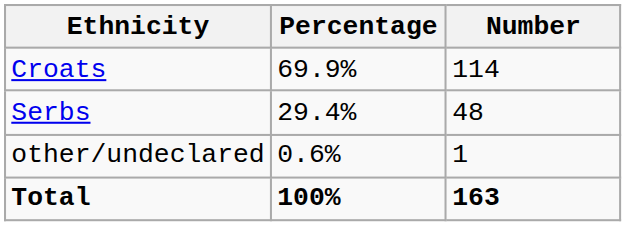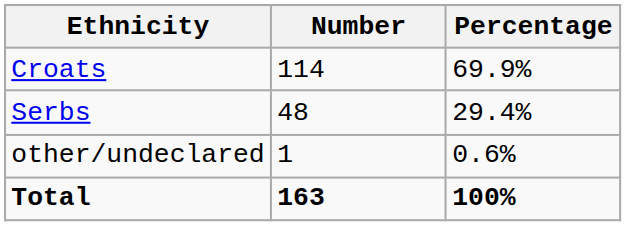columns swapped: (533, 27) <-> (358, 27)
